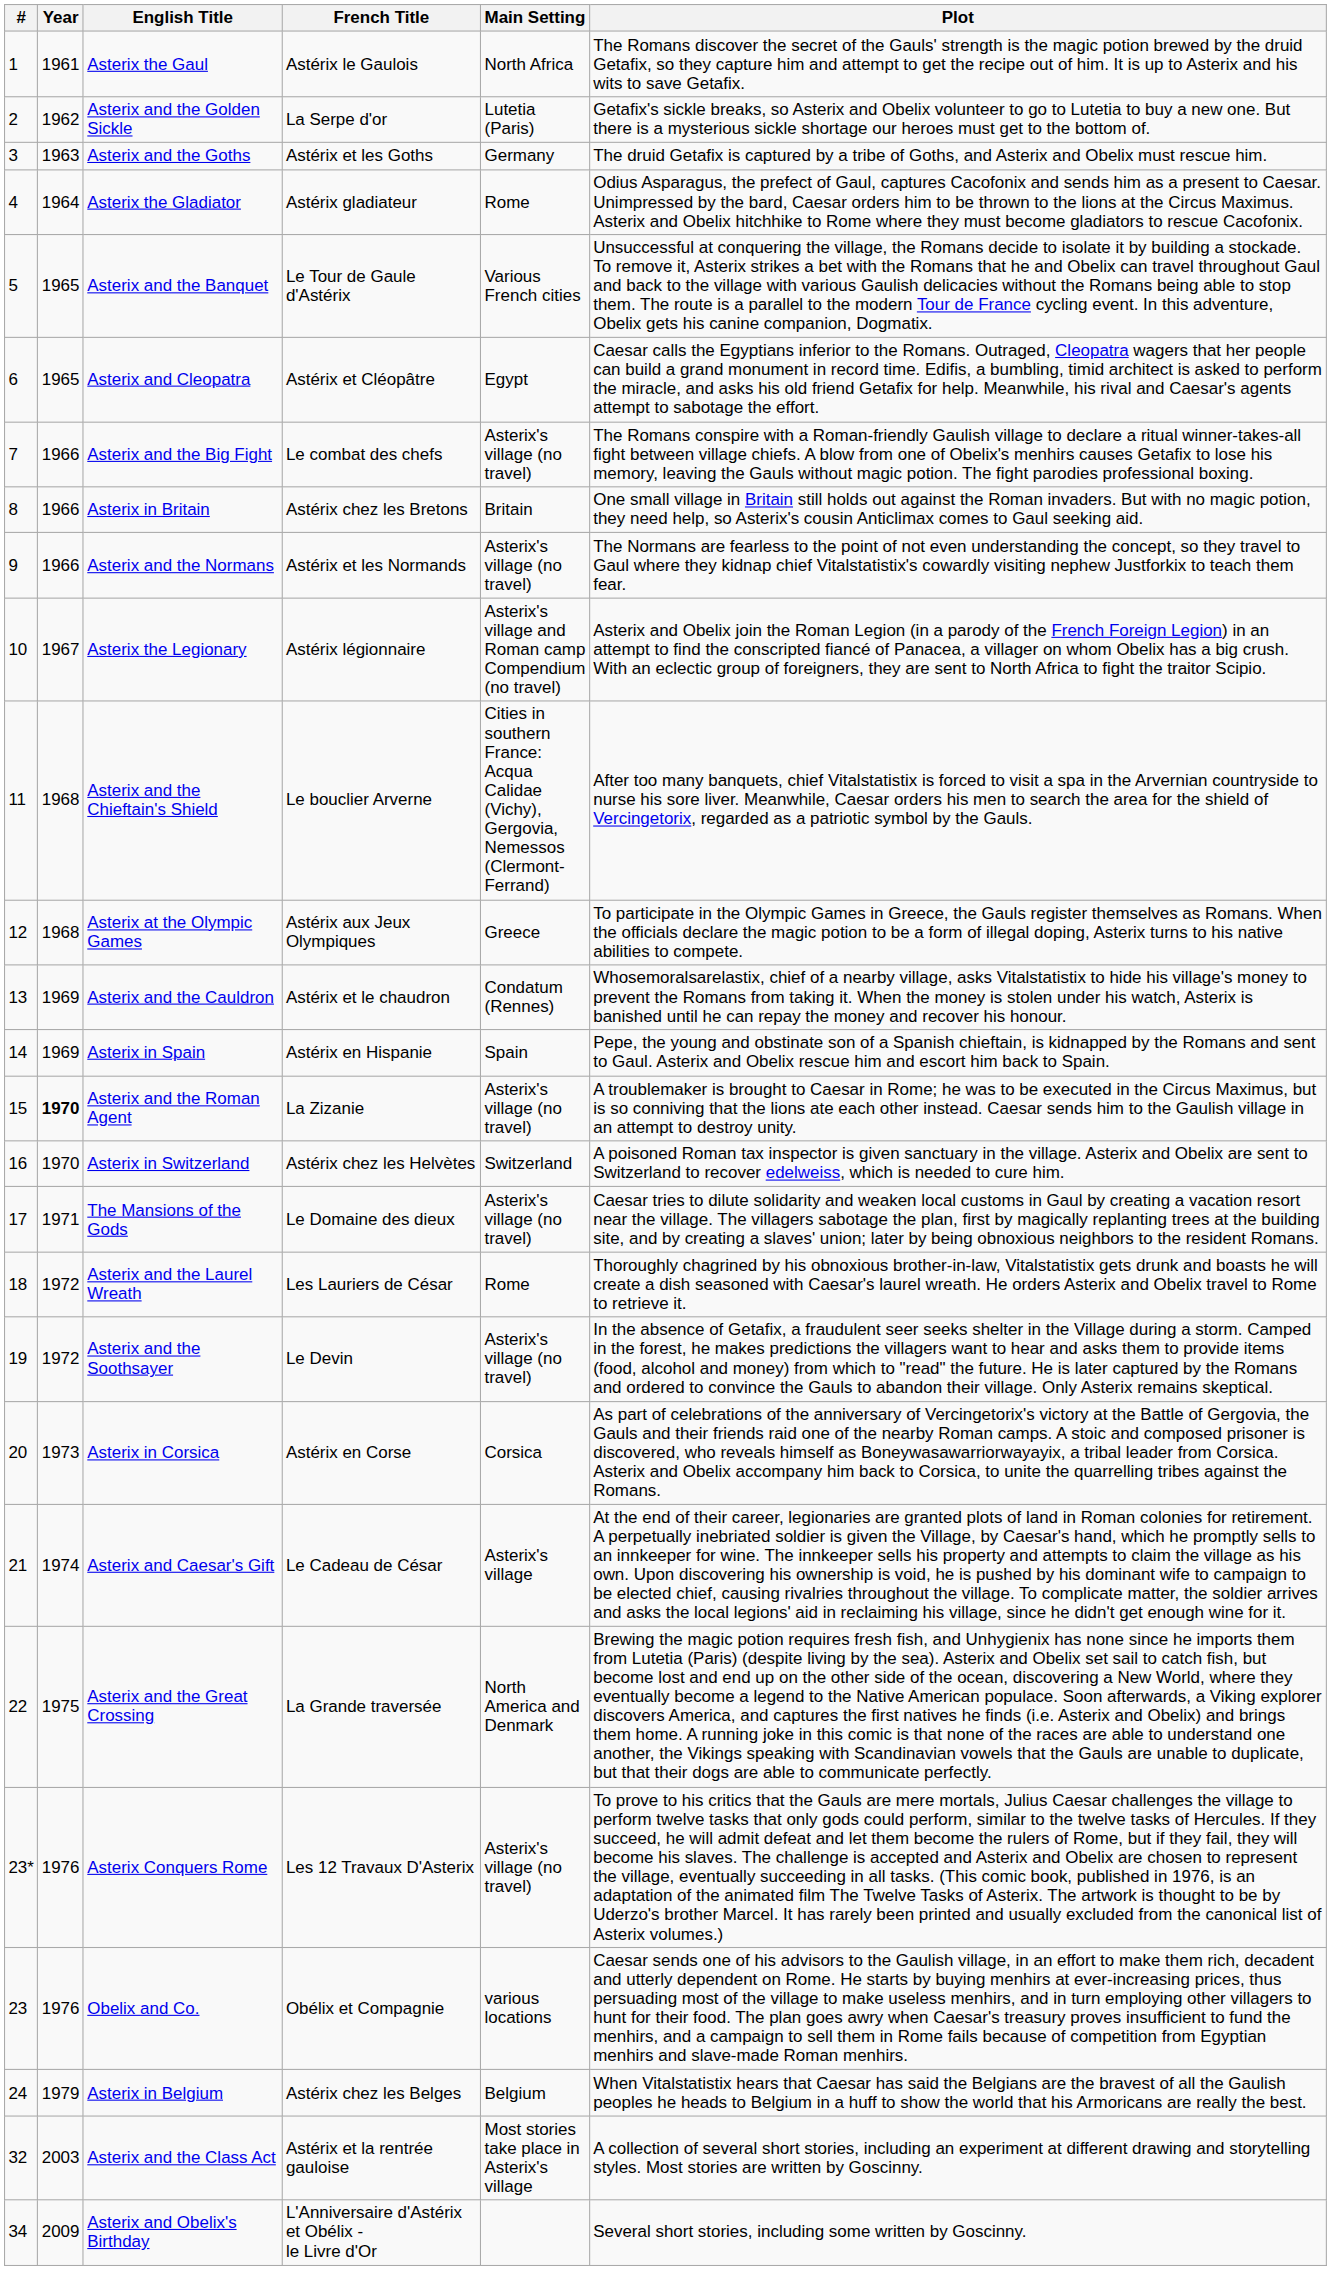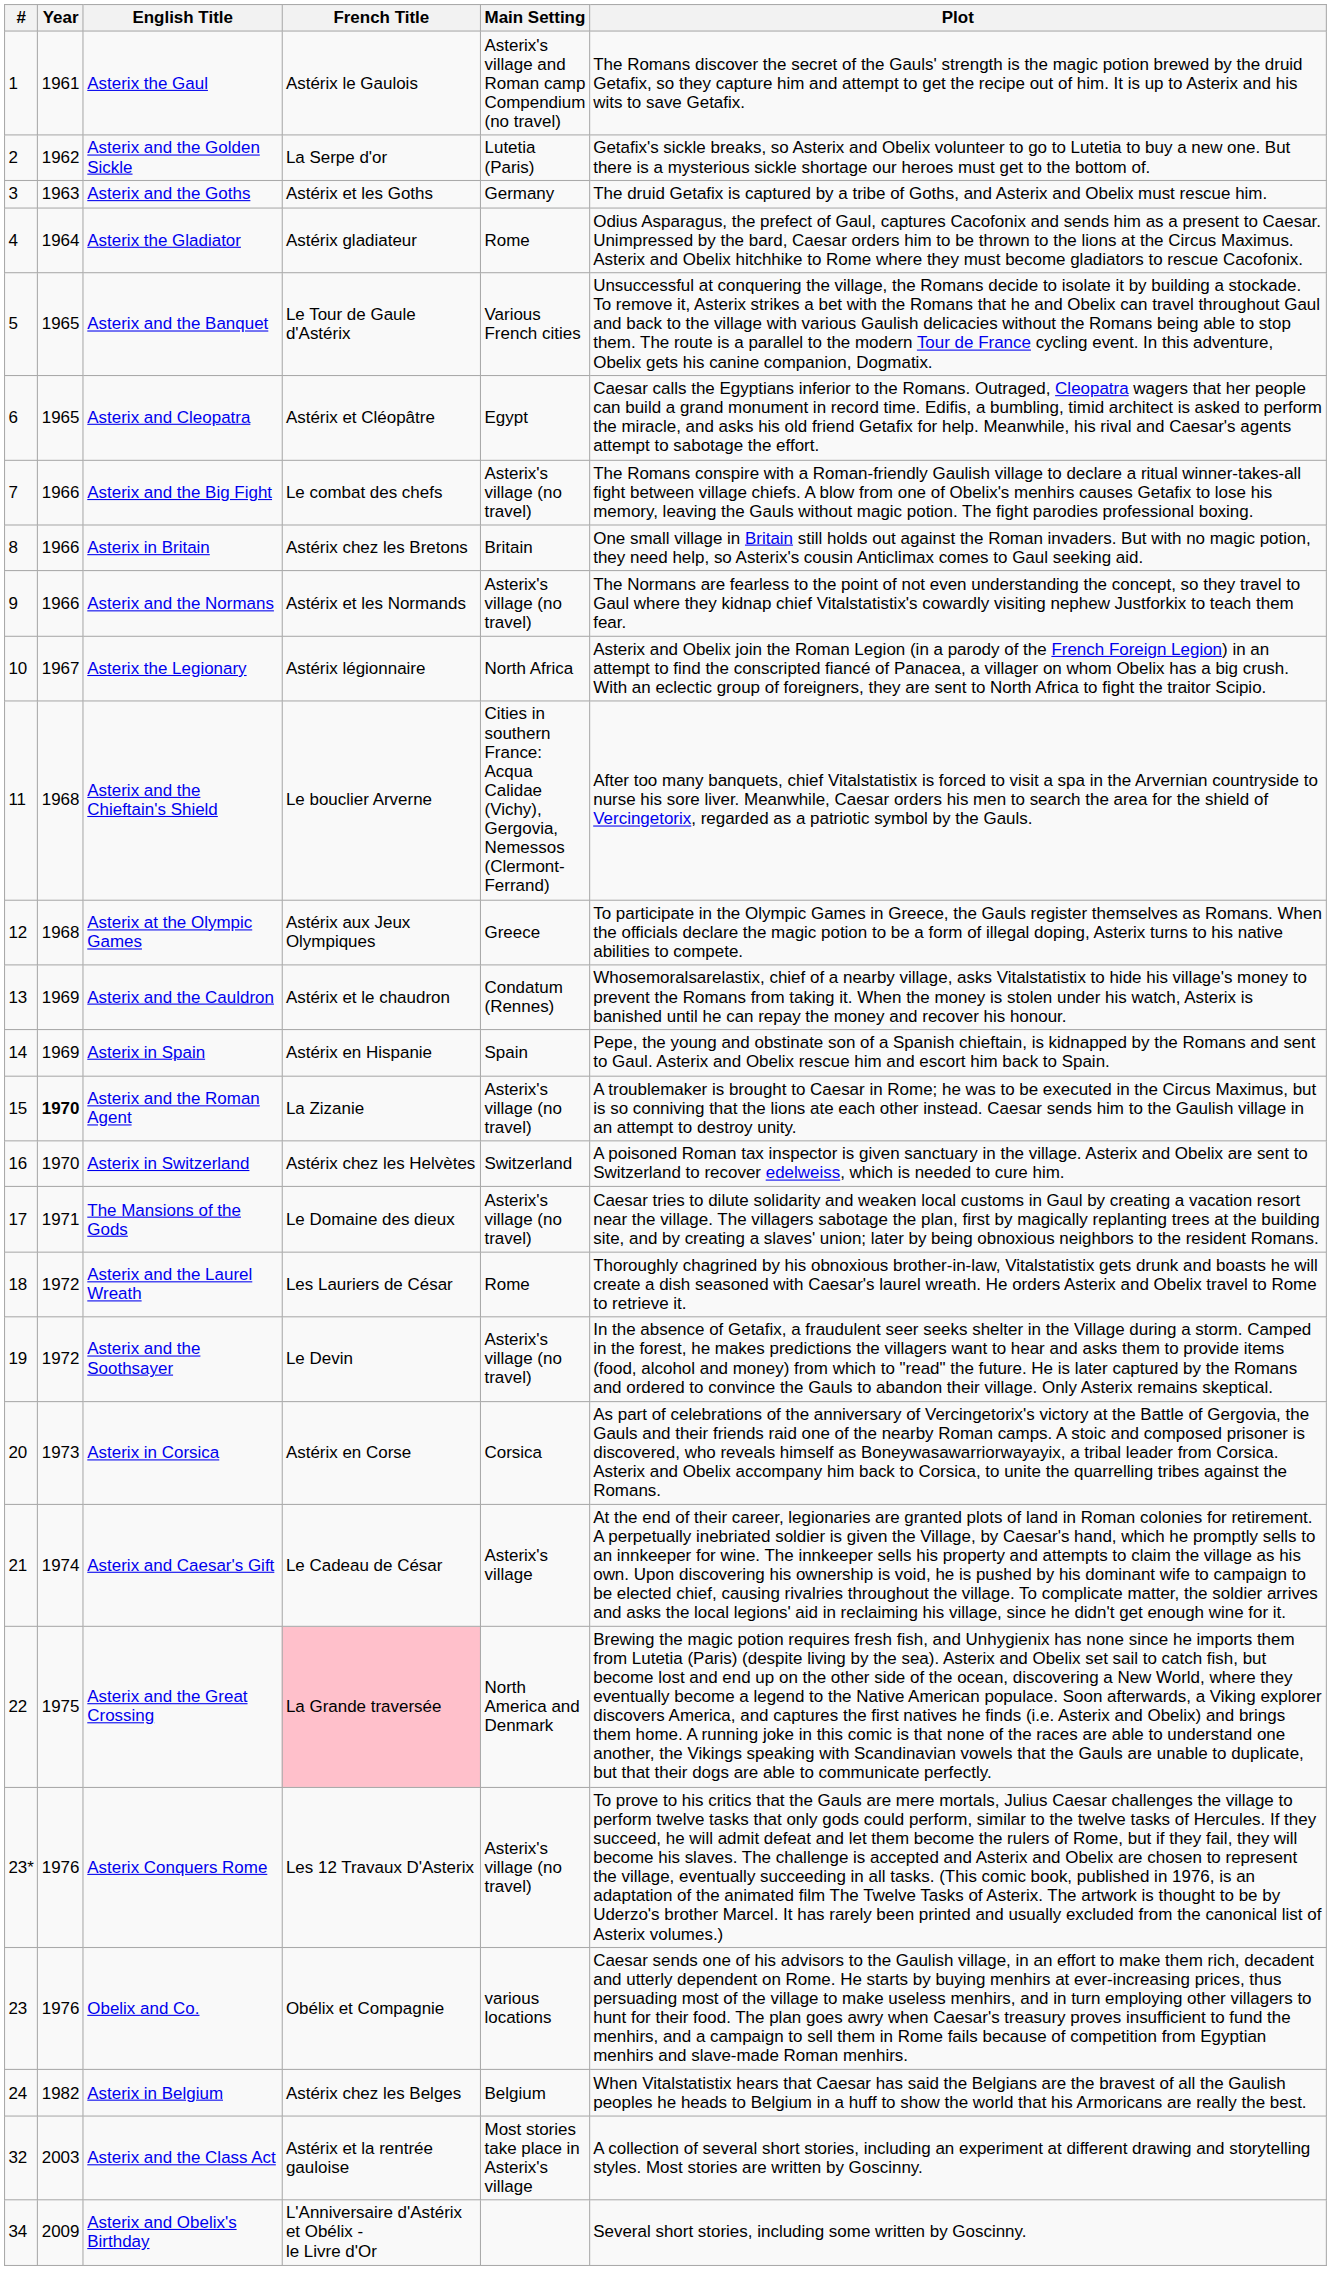(529, 63) North Africa -> (535, 83) Asterix's village and Roman camp Compendium (no travel)
(535, 649) Asterix's village and Roman camp Compendium (no travel) -> (529, 668) North Africa
(364, 1706) no background -> (364, 1706) pink background
(61, 2092) 1979 -> (61, 2092) 1982
